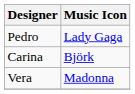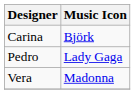rows swapped: (25, 57) <-> (23, 36)
